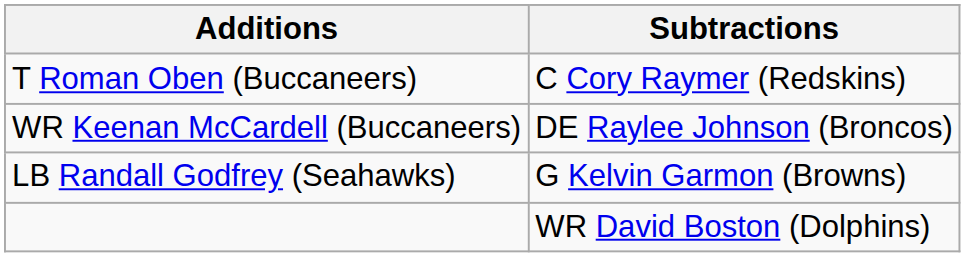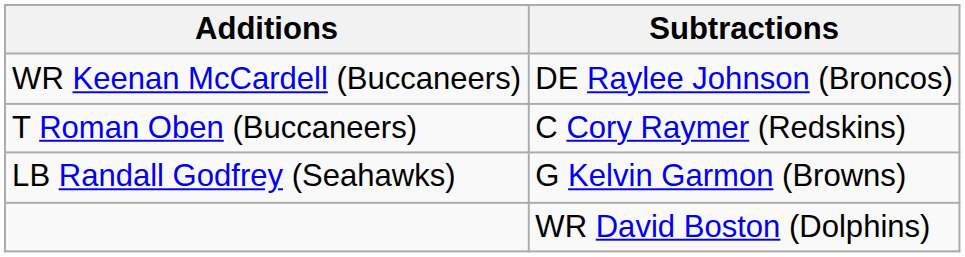rows swapped: (267, 127) <-> (215, 78)
